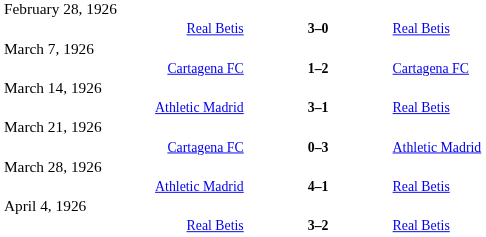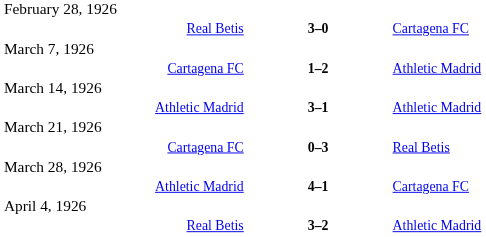(421, 29) Real Betis -> (431, 29) Cartagena FC
(431, 68) Cartagena FC -> (437, 68) Athletic Madrid
(421, 107) Real Betis -> (437, 107) Athletic Madrid
(437, 147) Athletic Madrid -> (421, 147) Real Betis
(421, 186) Real Betis -> (431, 186) Cartagena FC
(421, 225) Real Betis -> (437, 225) Athletic Madrid
